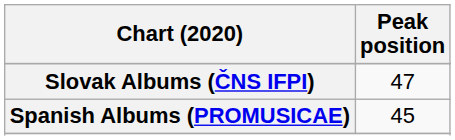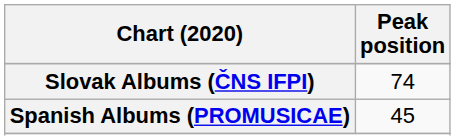(403, 81) 47 -> (403, 81) 74
